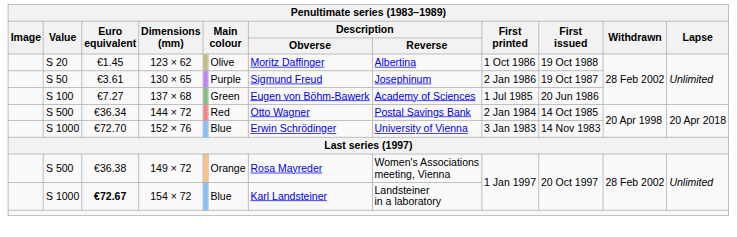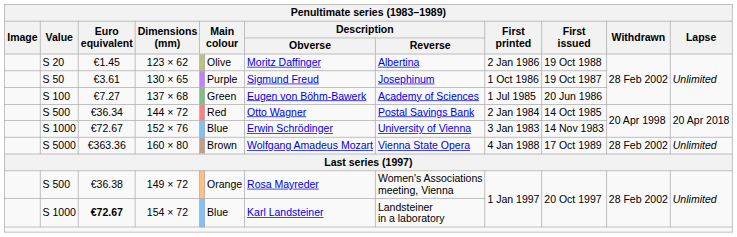(510, 62) 1 Oct 1986 -> (513, 62) 2 Jan 1986
(510, 79) 2 Jan 1986 -> (513, 79) 1 Oct 1986
(110, 129) €72.70 -> (107, 129) €72.67
+ row: (167, 146)
